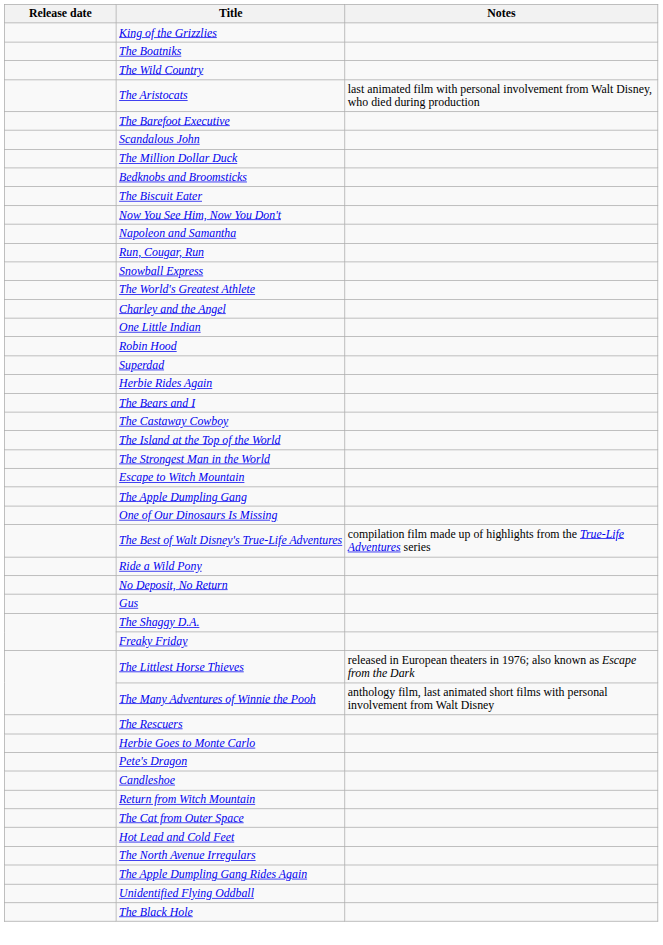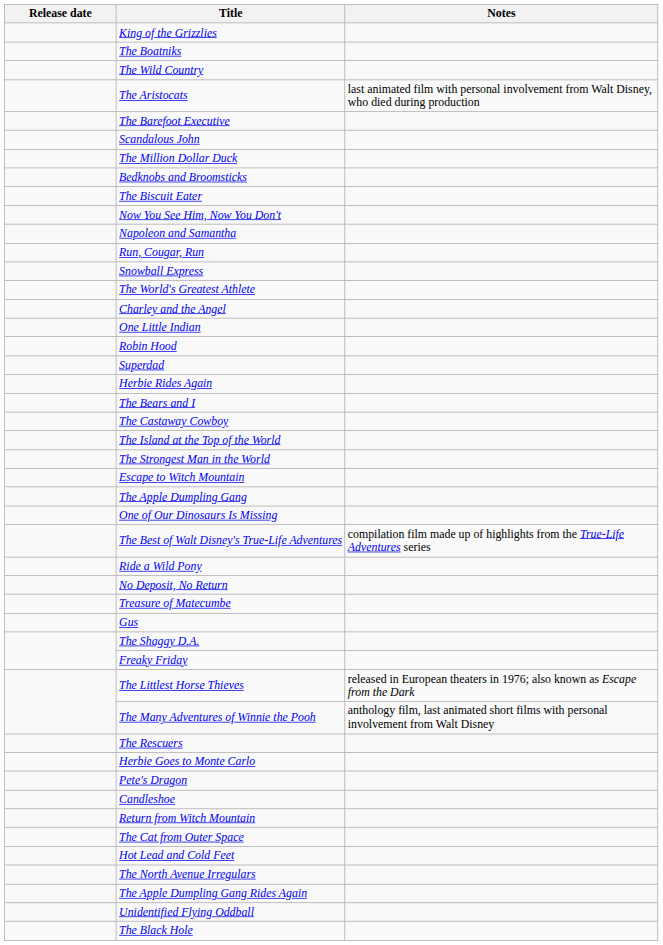+ row: (175, 603)
